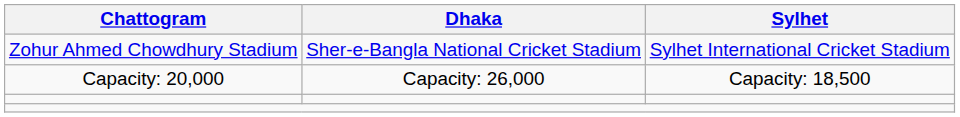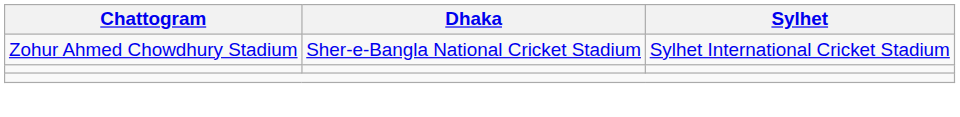- row: (153, 79)
